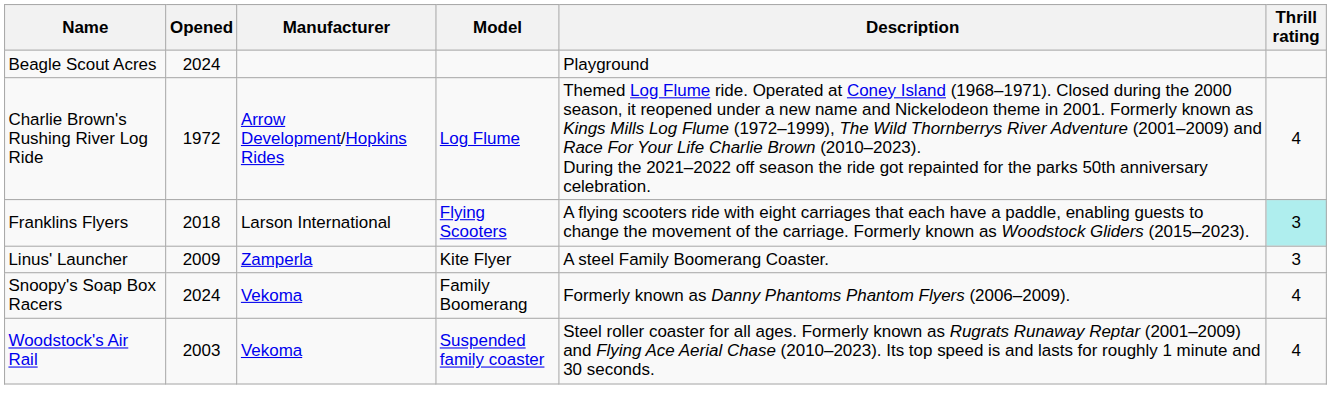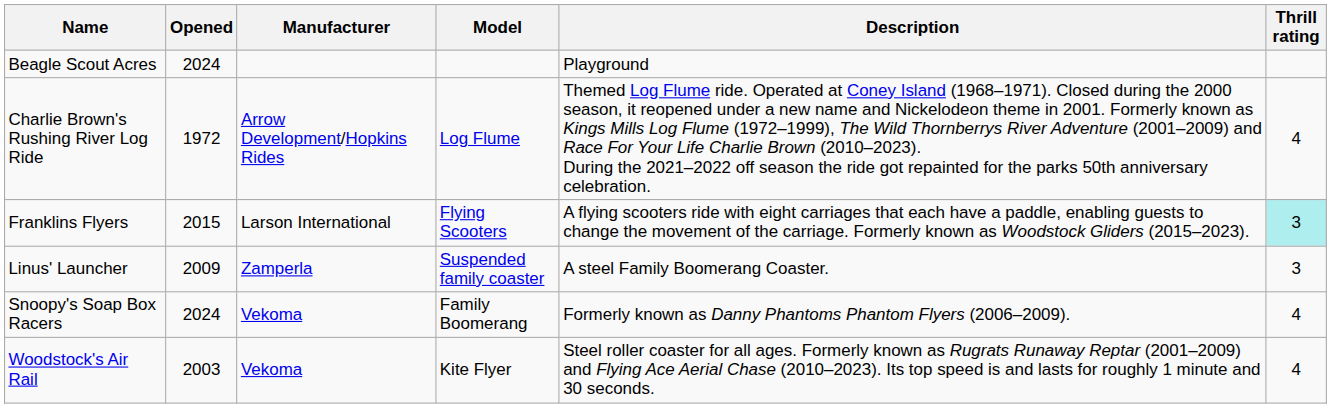(202, 222) 2018 -> (202, 222) 2015
(476, 259) Kite Flyer -> (492, 268) Suspended family coaster
(492, 351) Suspended family coaster -> (476, 370) Kite Flyer
